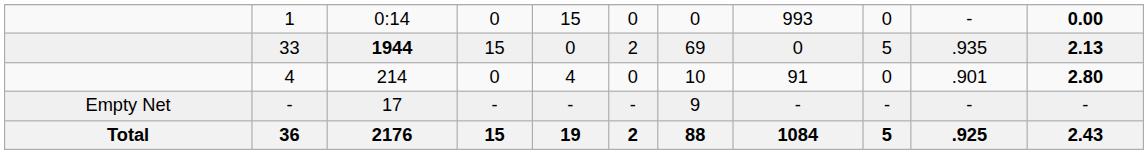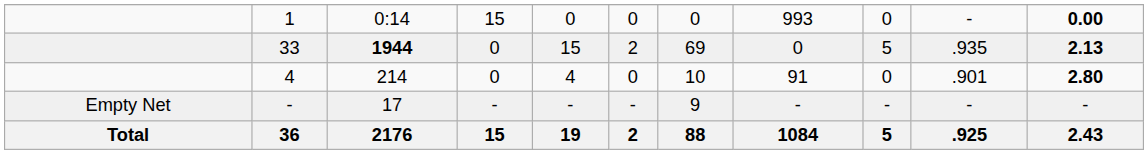(495, 18) 0 -> (495, 18) 15
(570, 18) 15 -> (570, 18) 0
(495, 47) 15 -> (495, 47) 0
(570, 47) 0 -> (570, 47) 15
